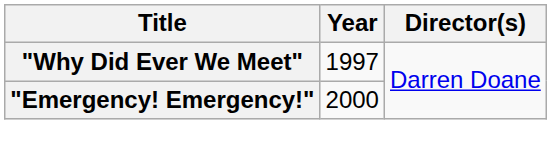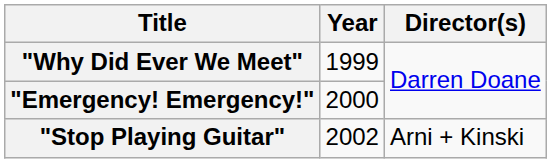(352, 61) 1997 -> (352, 61) 1999
+ row: (162, 137)
